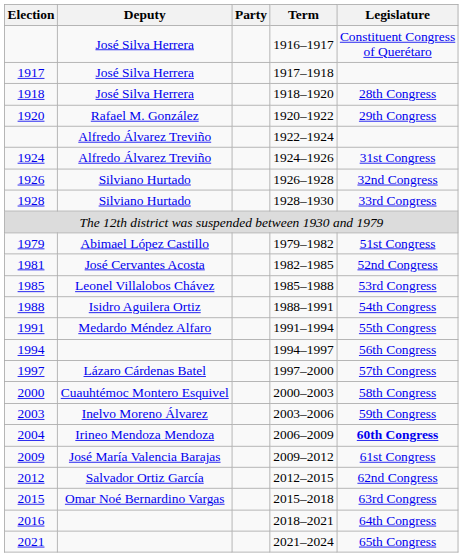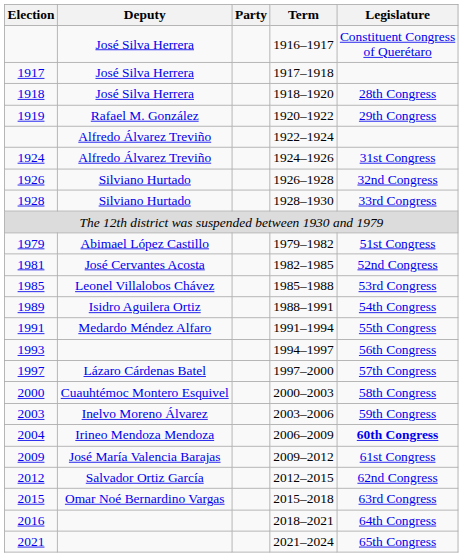(31, 115) 1920 -> (31, 115) 1919
(31, 307) 1988 -> (31, 307) 1989
(31, 350) 1994 -> (31, 350) 1993
